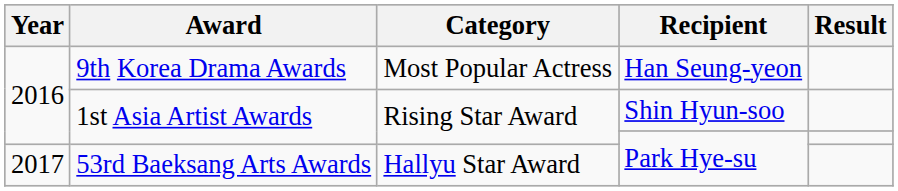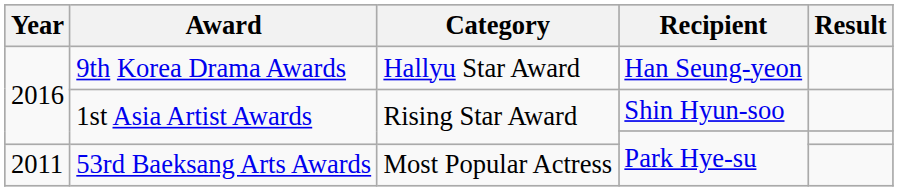(498, 67) Most Popular Actress -> (482, 67) Hallyu Star Award
(38, 164) 2017 -> (37, 164) 2011
(482, 164) Hallyu Star Award -> (498, 164) Most Popular Actress
